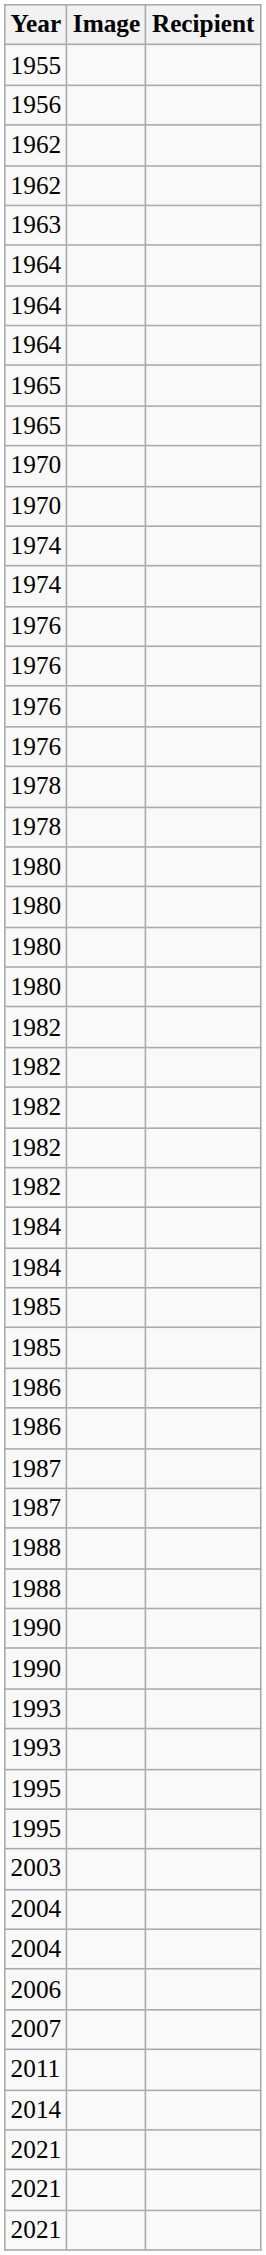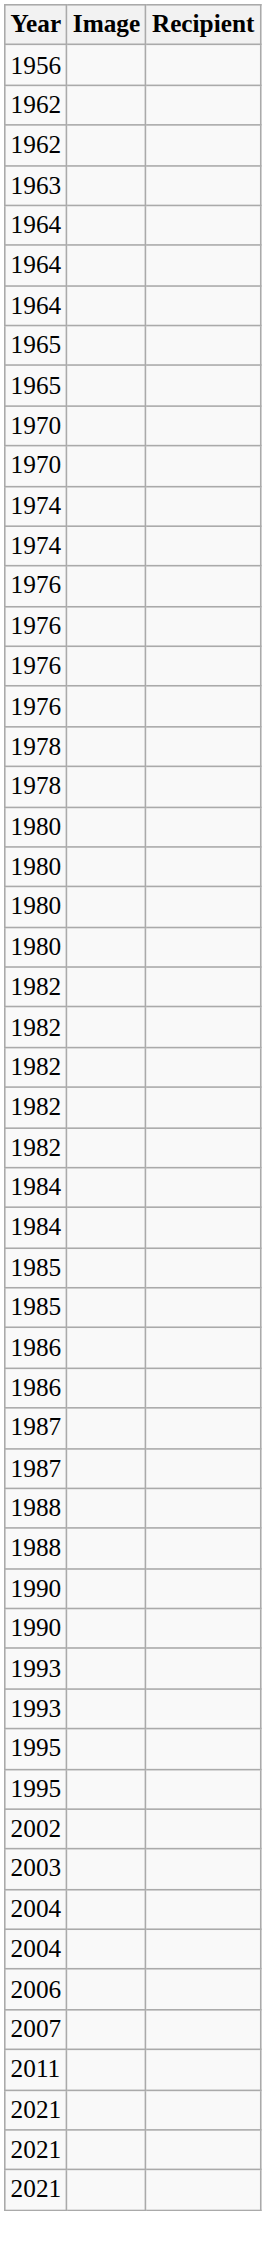- row: (36, 64)
+ row: (36, 1828)
- row: (36, 2109)
